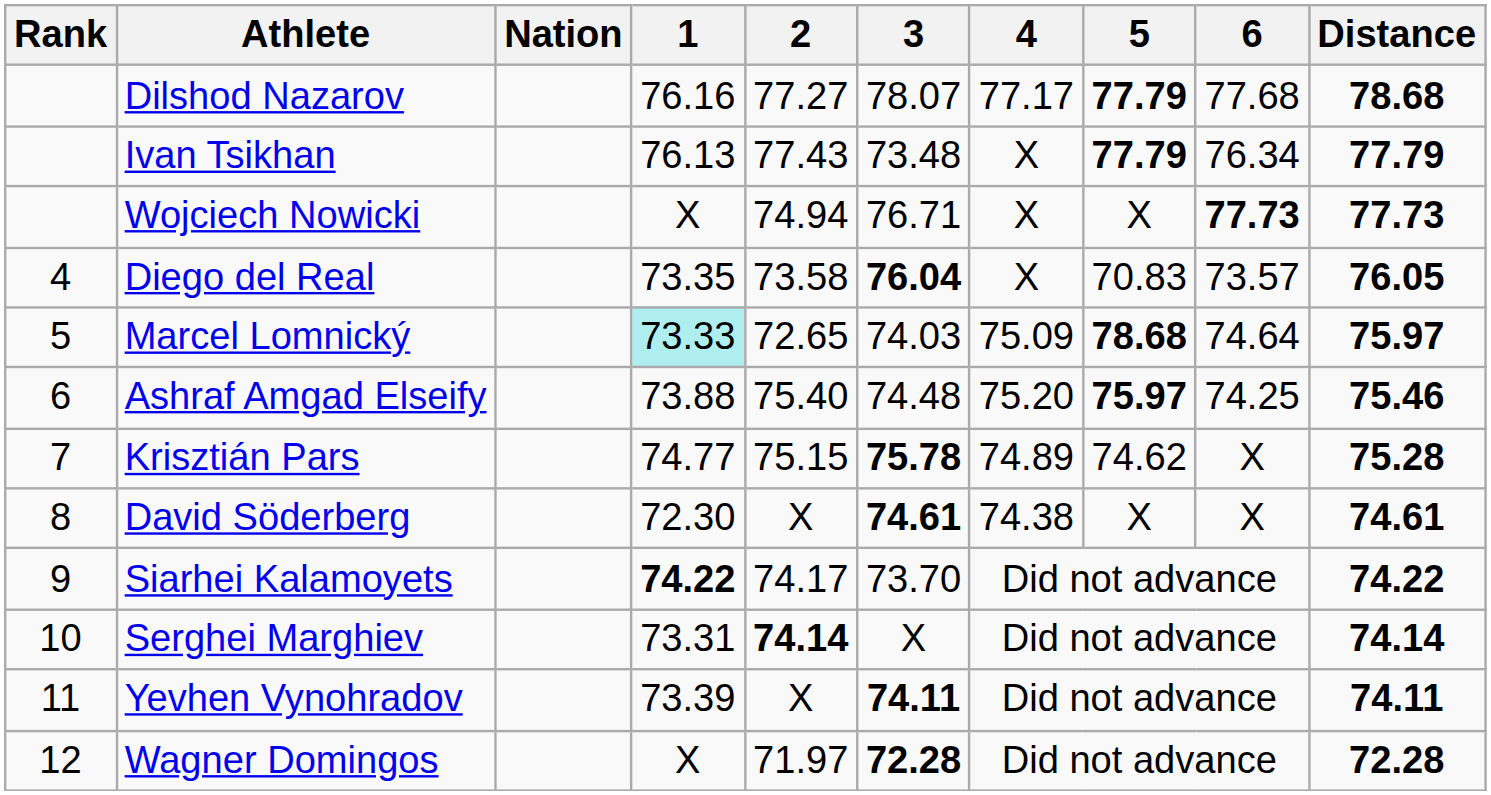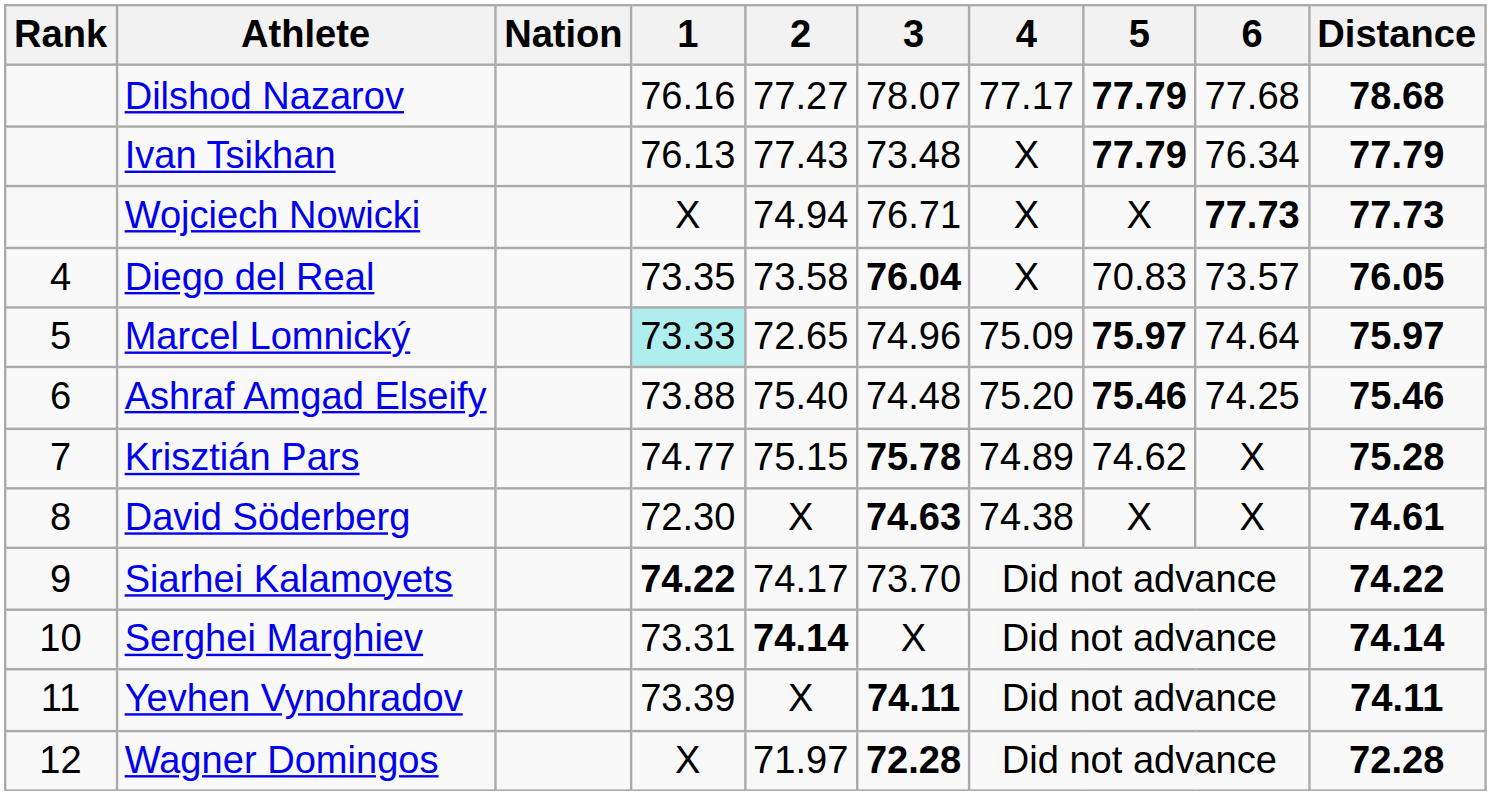(914, 336) 74.03 -> (914, 336) 74.96
(1139, 336) 78.68 -> (1139, 336) 75.97
(1139, 397) 75.97 -> (1139, 397) 75.46
(914, 517) 74.61 -> (914, 517) 74.63
